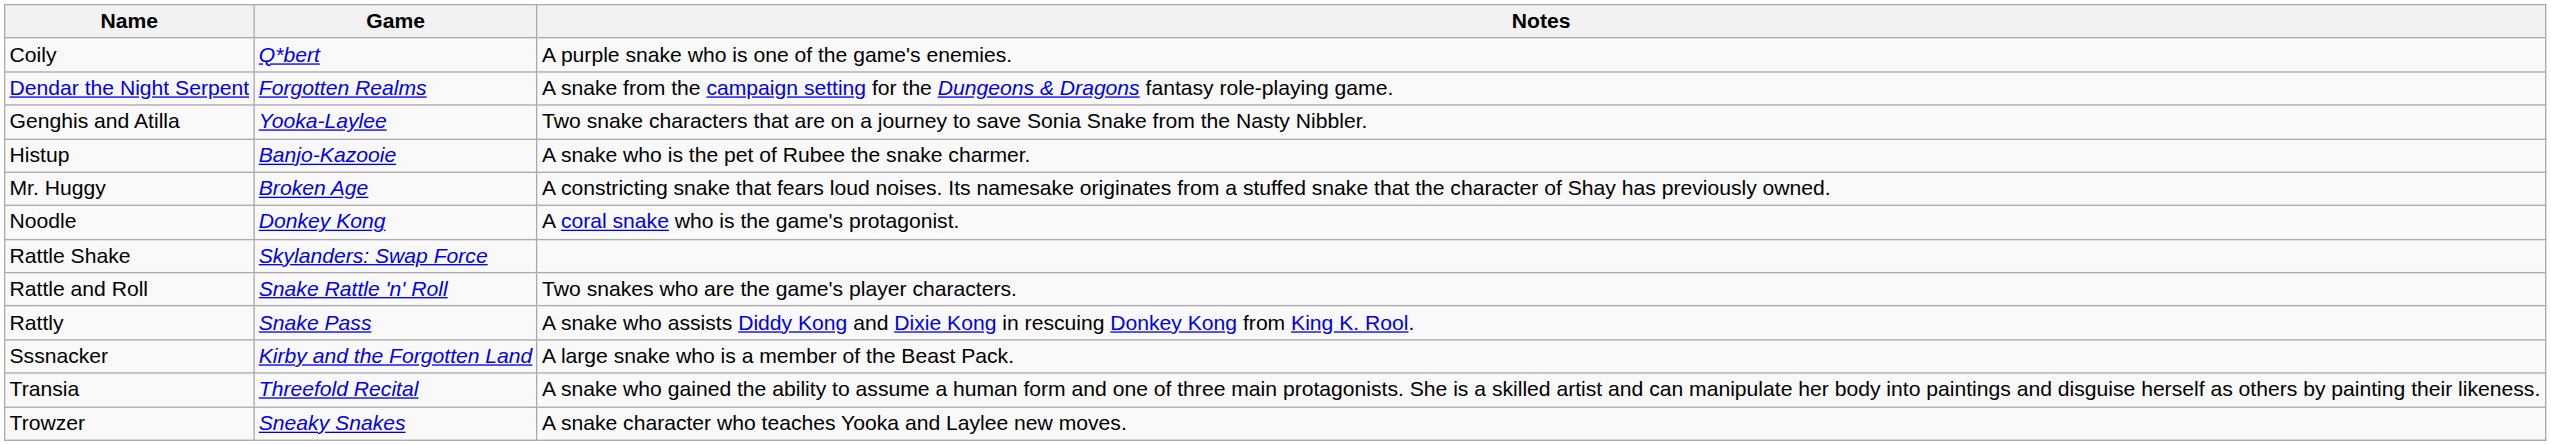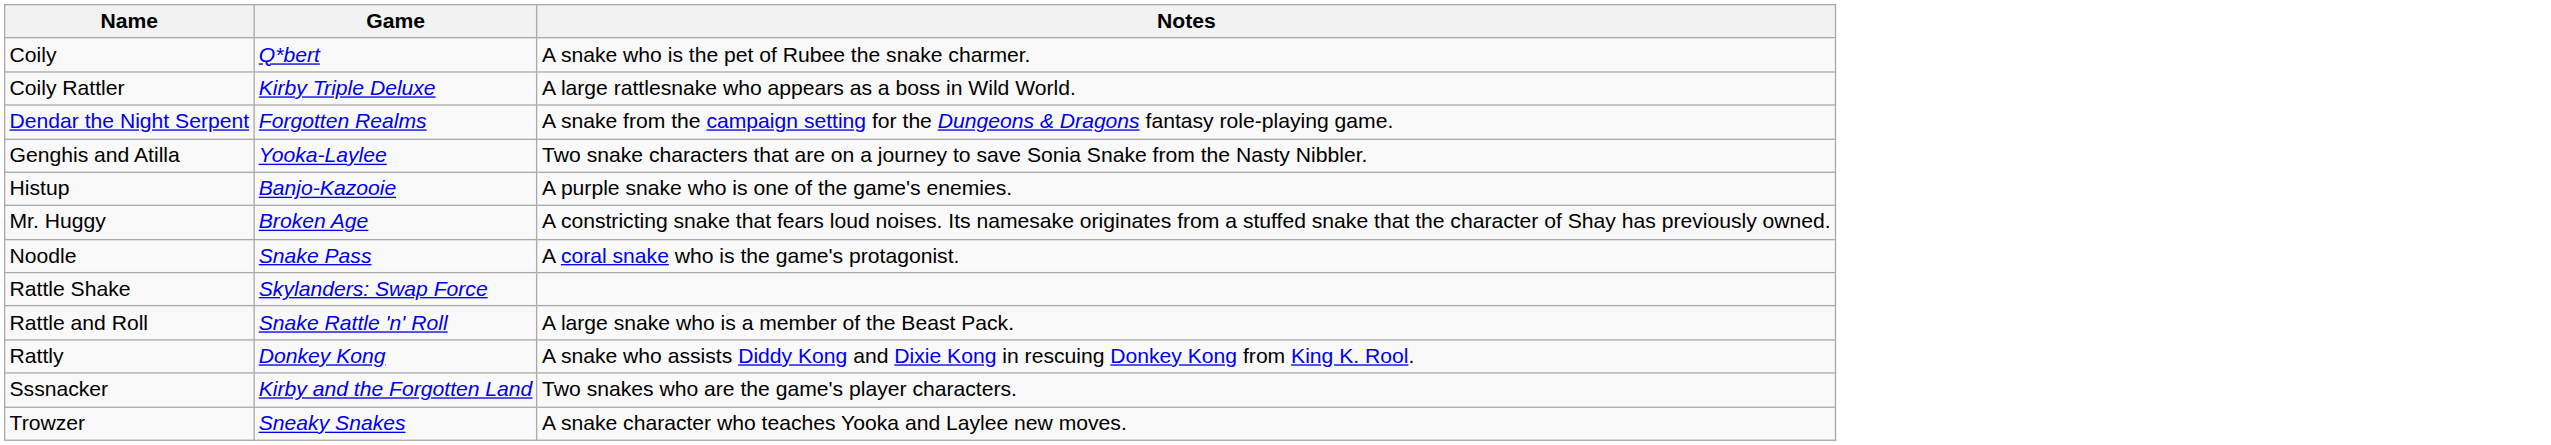(777, 54) A purple snake who is one of the game's enemies. -> (786, 54) A snake who is the pet of Rubee the snake charmer.
+ row: (67, 88)
(786, 155) A snake who is the pet of Rubee the snake charmer. -> (777, 188) A purple snake who is one of the game's enemies.
(322, 222) Donkey Kong -> (315, 255) Snake Pass
(779, 289) Two snakes who are the game's player characters. -> (778, 322) A large snake who is a member of the Beast Pack.
(315, 322) Snake Pass -> (322, 356) Donkey Kong
(778, 356) A large snake who is a member of the Beast Pack. -> (779, 389) Two snakes who are the game's player characters.
- row: (44, 389)
